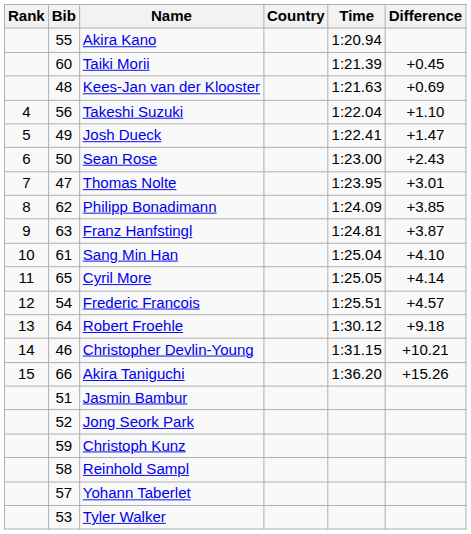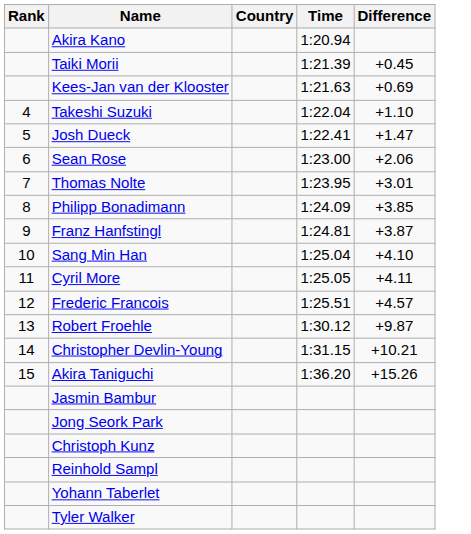- column: (64, 16)
(425, 159) +2.43 -> (394, 159) +2.06
(425, 278) +4.14 -> (394, 278) +4.11
(425, 326) +9.18 -> (394, 326) +9.87
